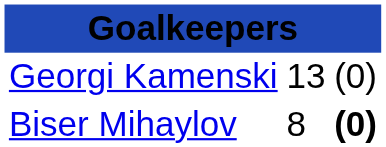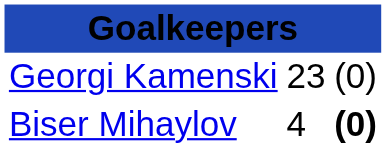(306, 76) 13 -> (306, 76) 23
(296, 124) 8 -> (296, 124) 4
